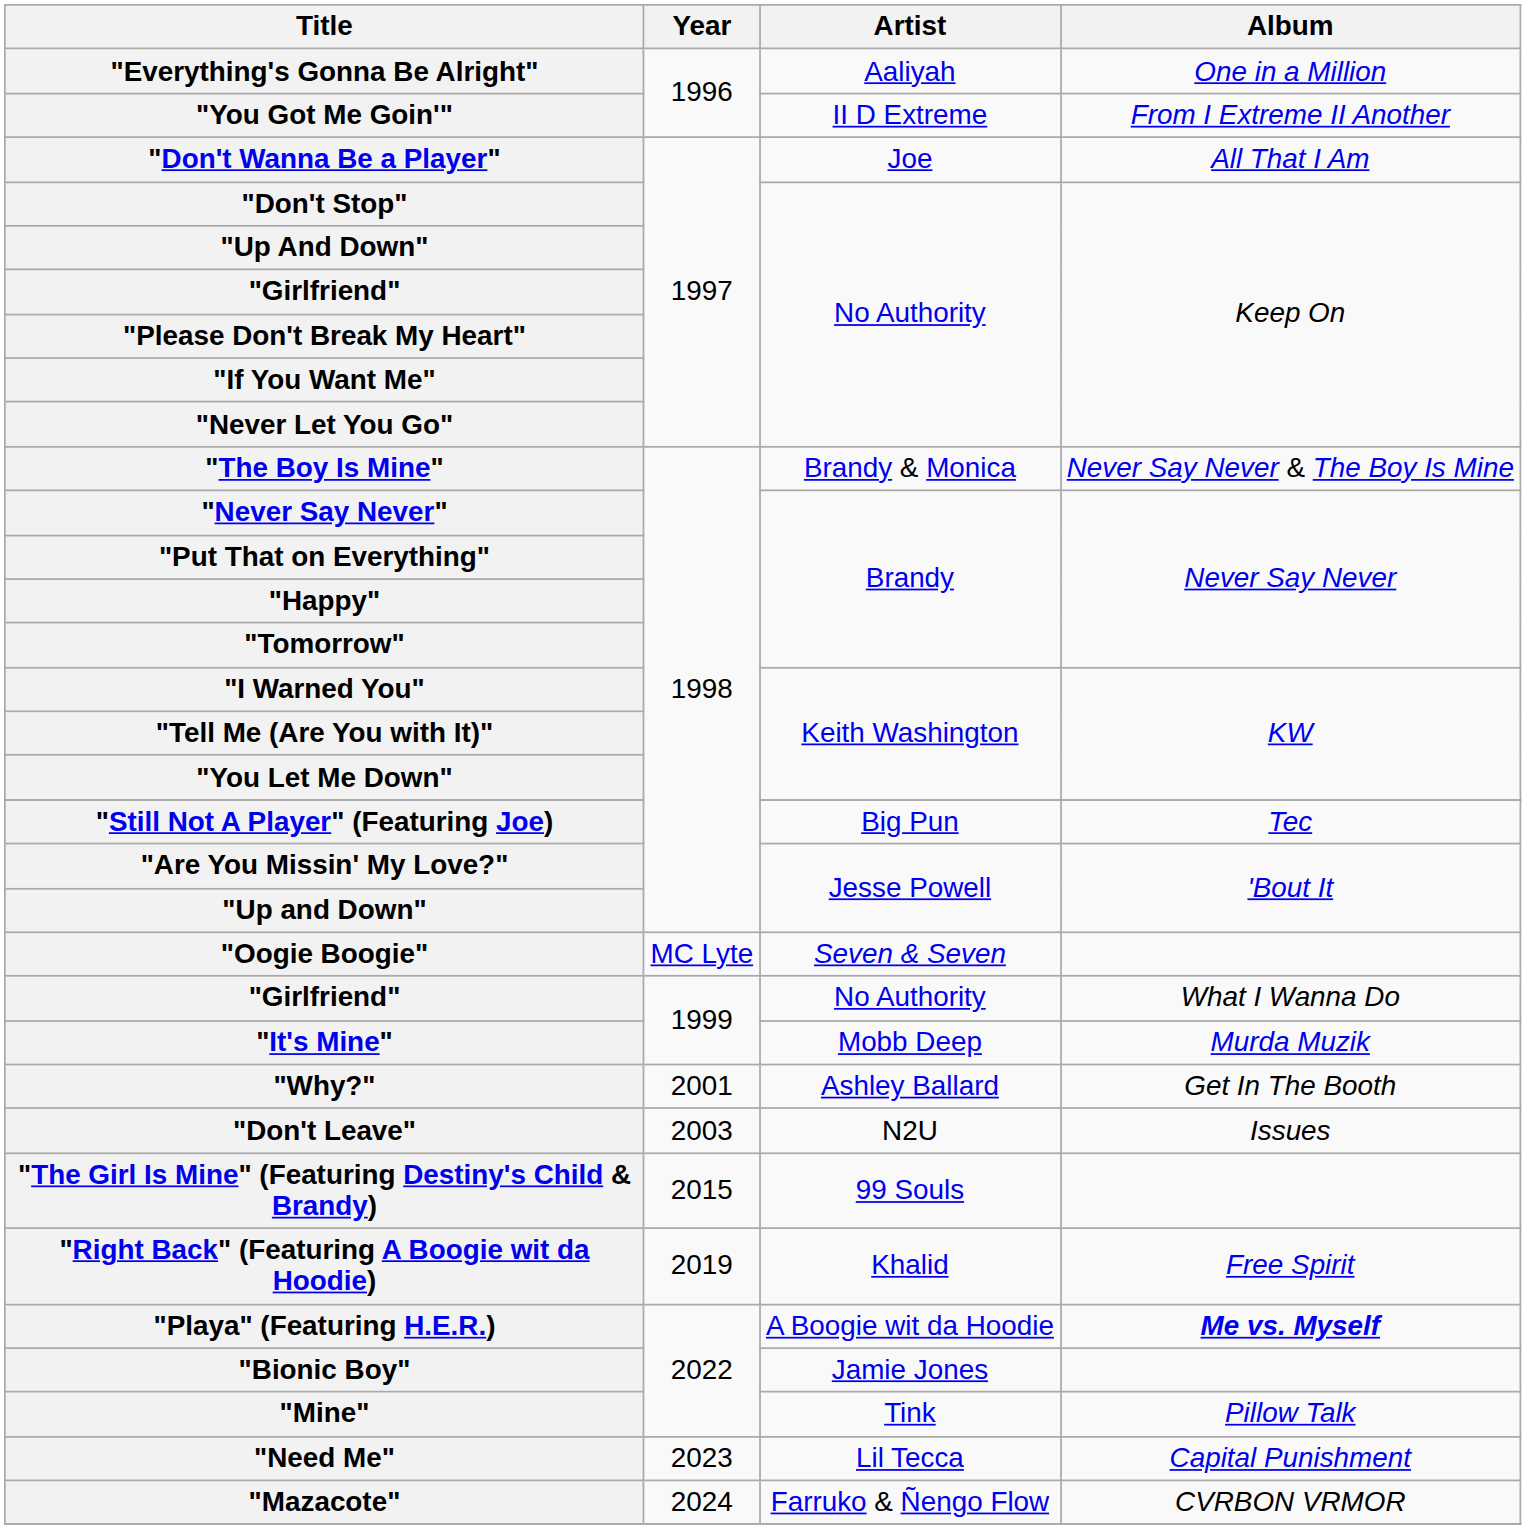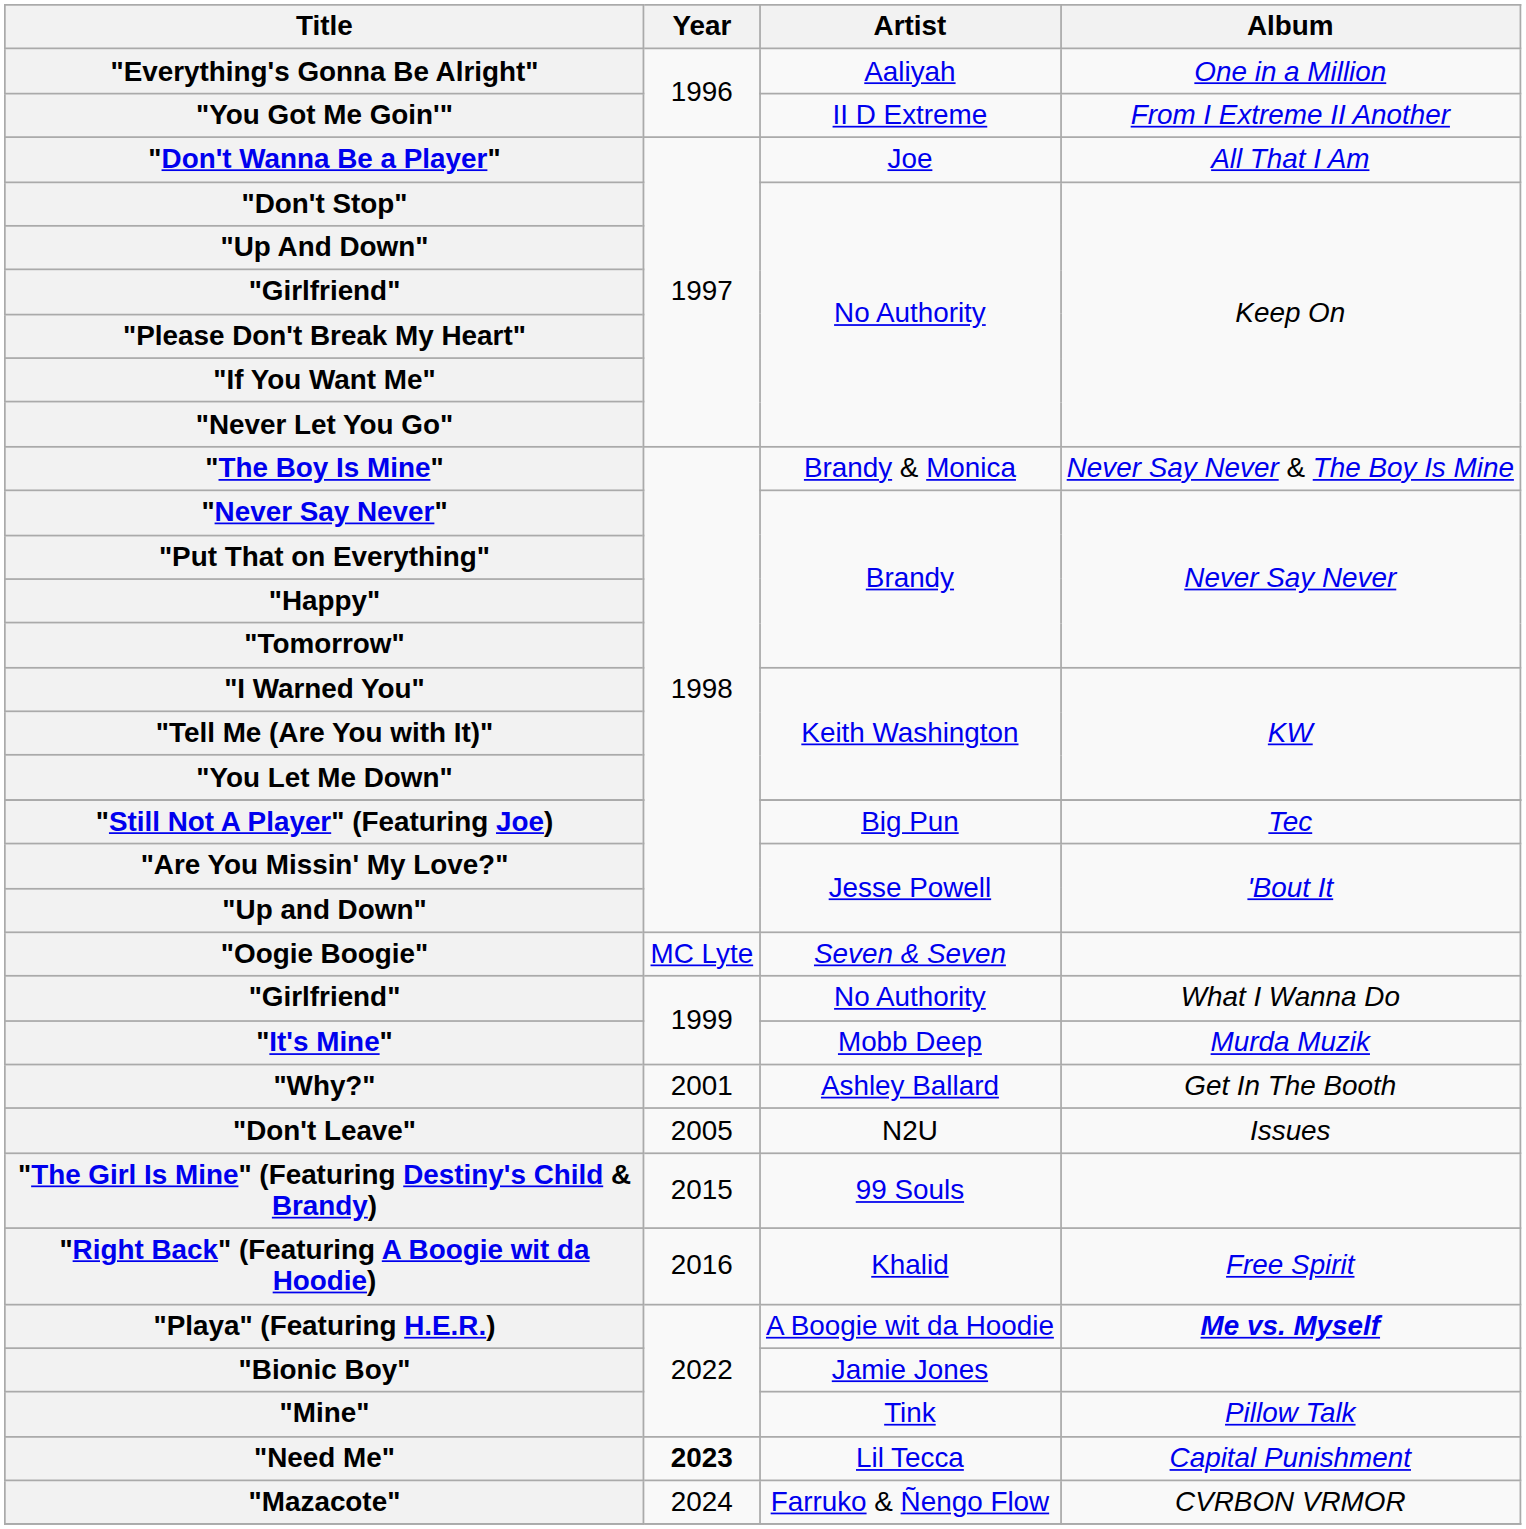(702, 1130) 2003 -> (702, 1130) 2005
(702, 1265) 2019 -> (702, 1265) 2016
(702, 1457) normal -> (702, 1457) bold
